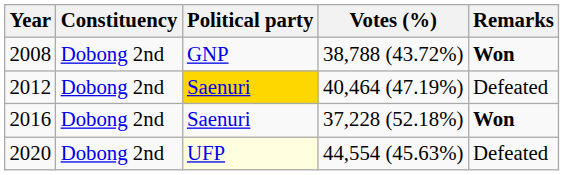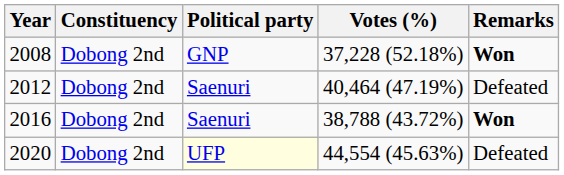(393, 53) 38,788 (43.72%) -> (393, 53) 37,228 (52.18%)
(219, 86) gold background -> (219, 86) no background
(393, 119) 37,228 (52.18%) -> (393, 119) 38,788 (43.72%)
